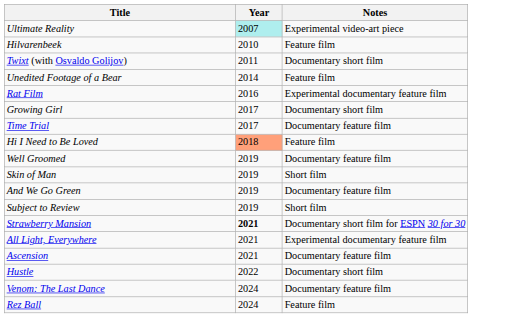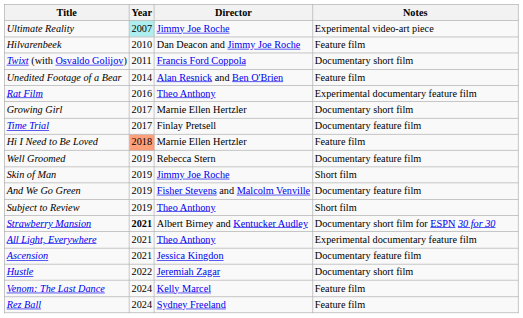+ column: (233, 12)
(338, 288) Documentary feature film -> (340, 288) Feature film
